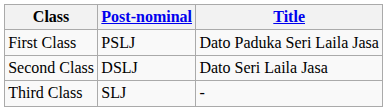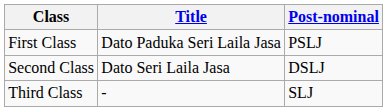columns swapped: (147, 17) <-> (289, 17)
